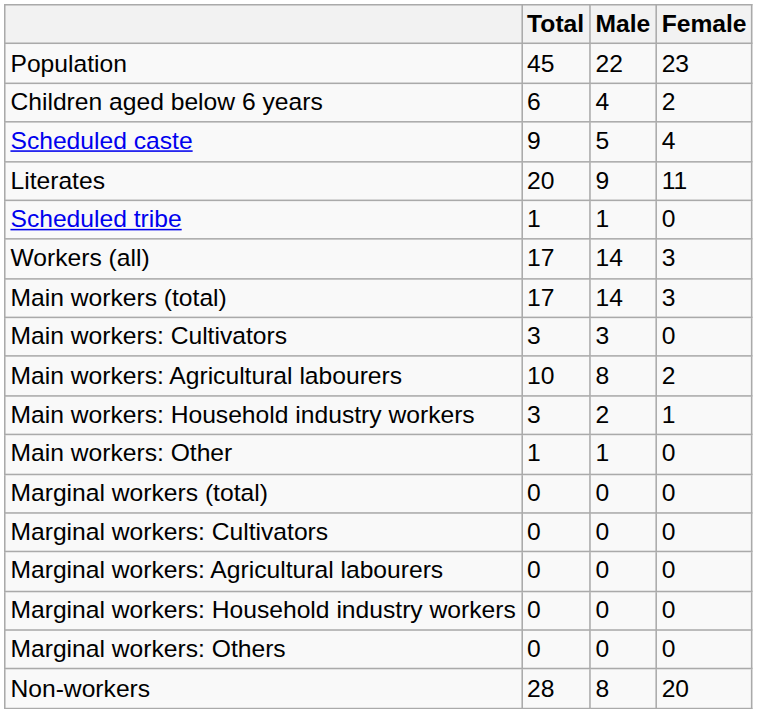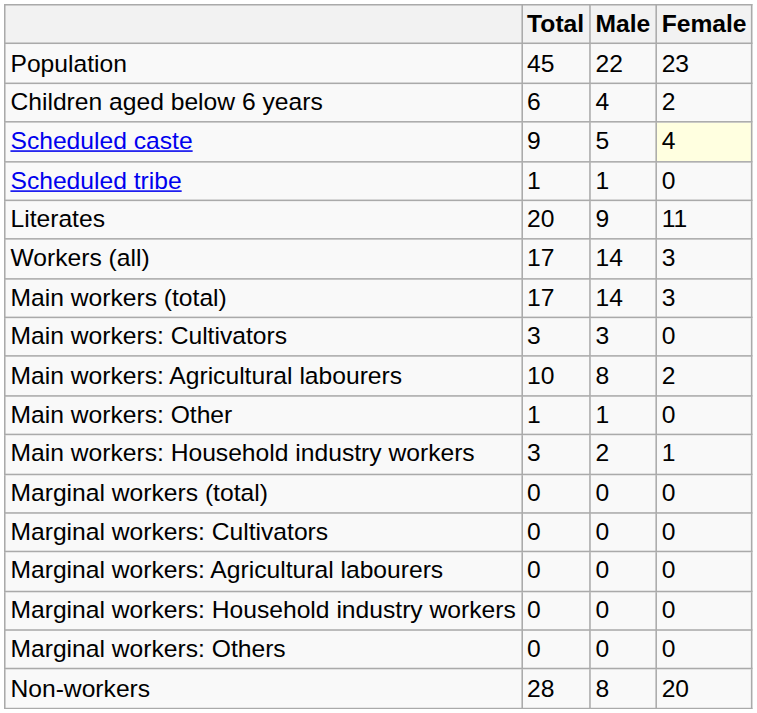(669, 141) no background -> (669, 141) lightyellow background
rows swapped: (96, 219) <-> (58, 180)
rows swapped: (243, 414) <-> (121, 453)
